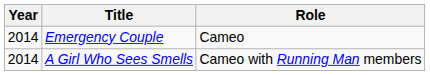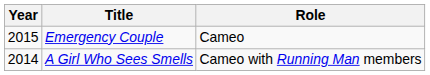(23, 37) 2014 -> (23, 37) 2015
